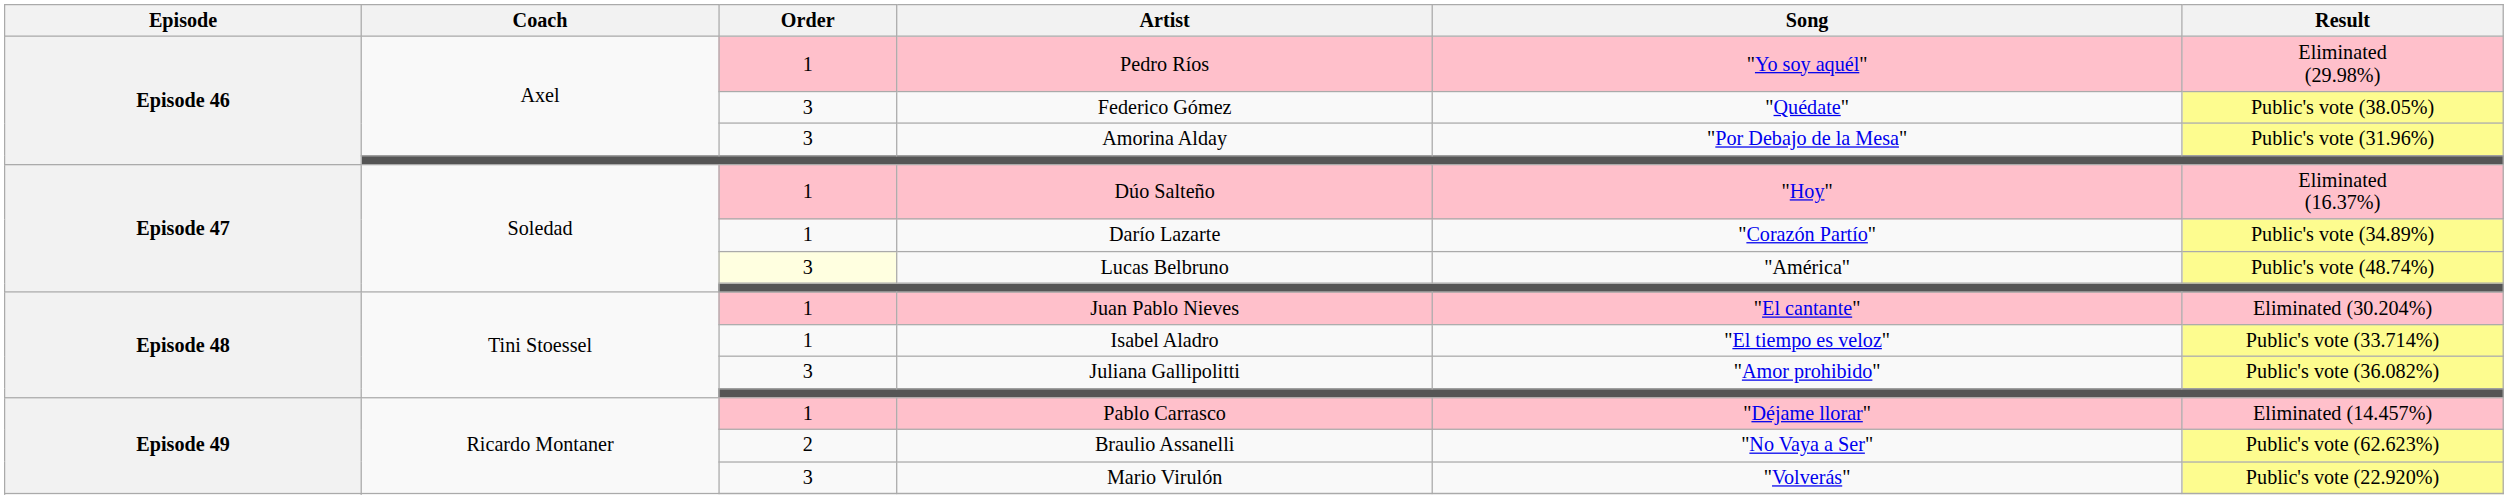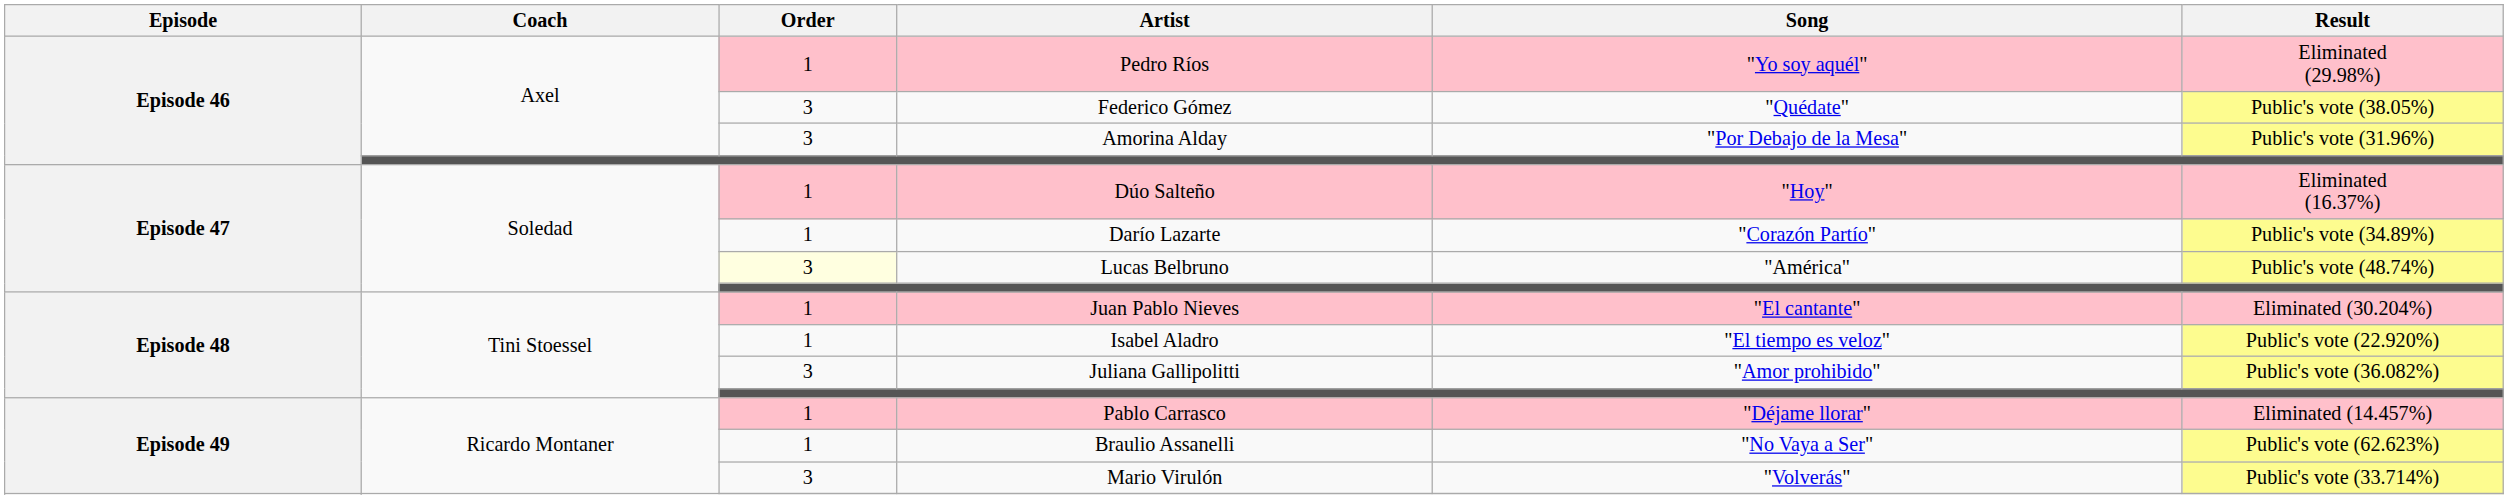(2343, 340) Public's vote (33.714%) -> (2343, 340) Public's vote (22.920%)
(808, 445) 2 -> (808, 445) 1
(2343, 477) Public's vote (22.920%) -> (2343, 477) Public's vote (33.714%)
